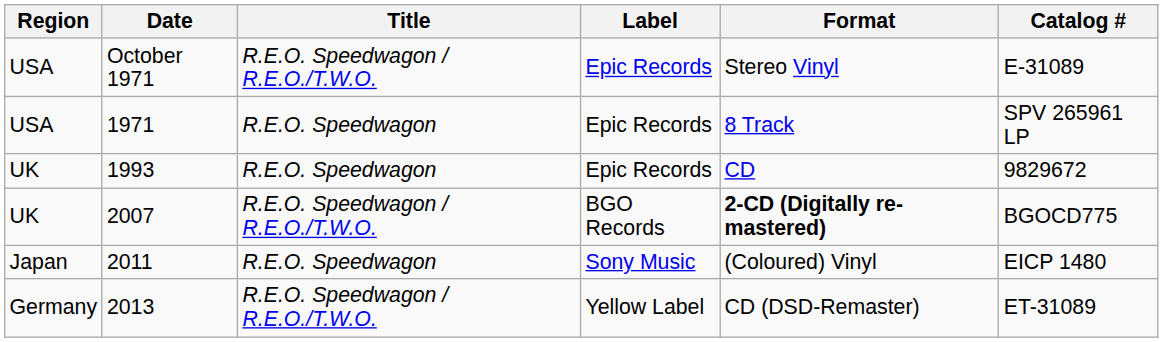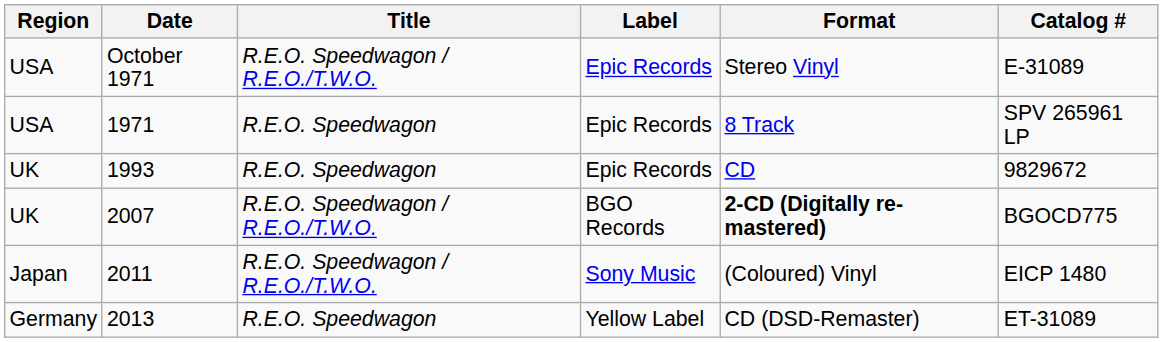(339, 261) R.E.O. Speedwagon -> (345, 273) R.E.O. Speedwagon / R.E.O./T.W.O.
(345, 307) R.E.O. Speedwagon / R.E.O./T.W.O. -> (339, 319) R.E.O. Speedwagon
